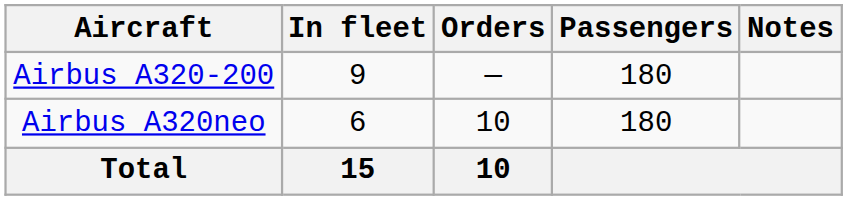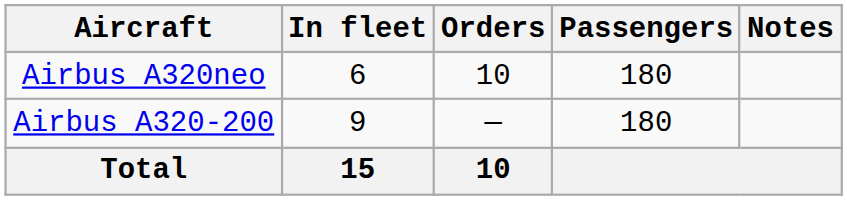rows swapped: (144, 76) <-> (144, 123)
